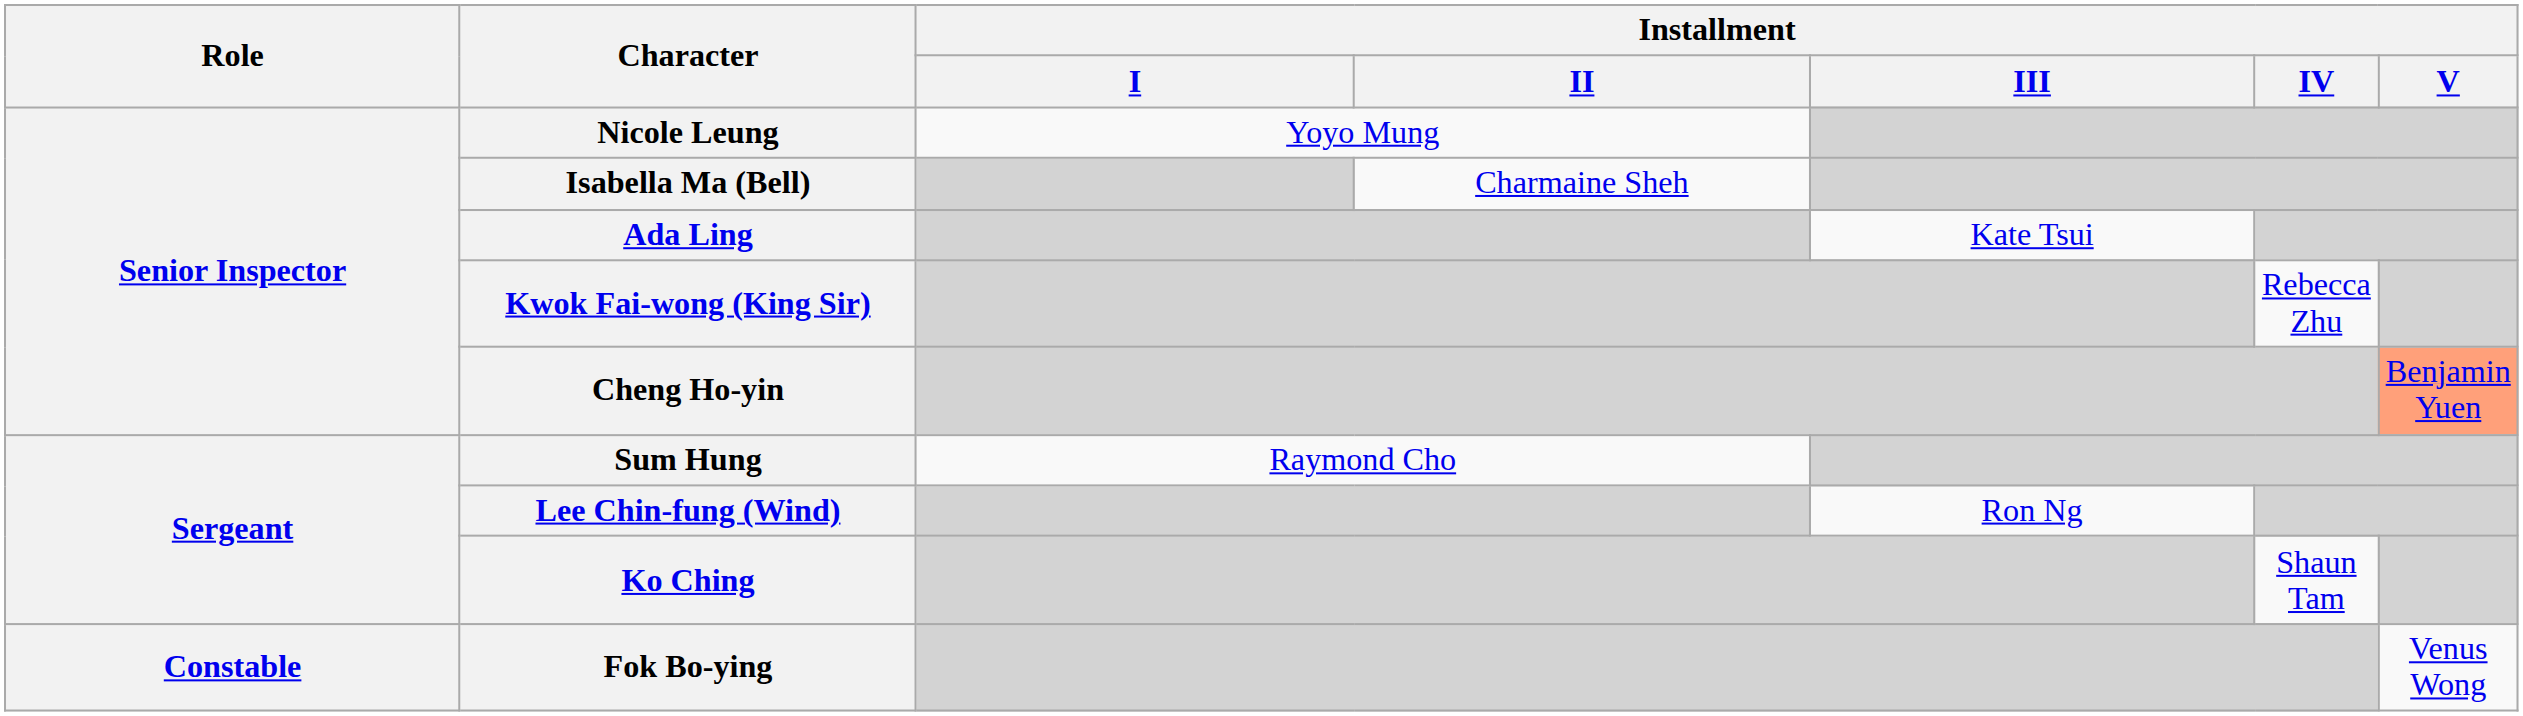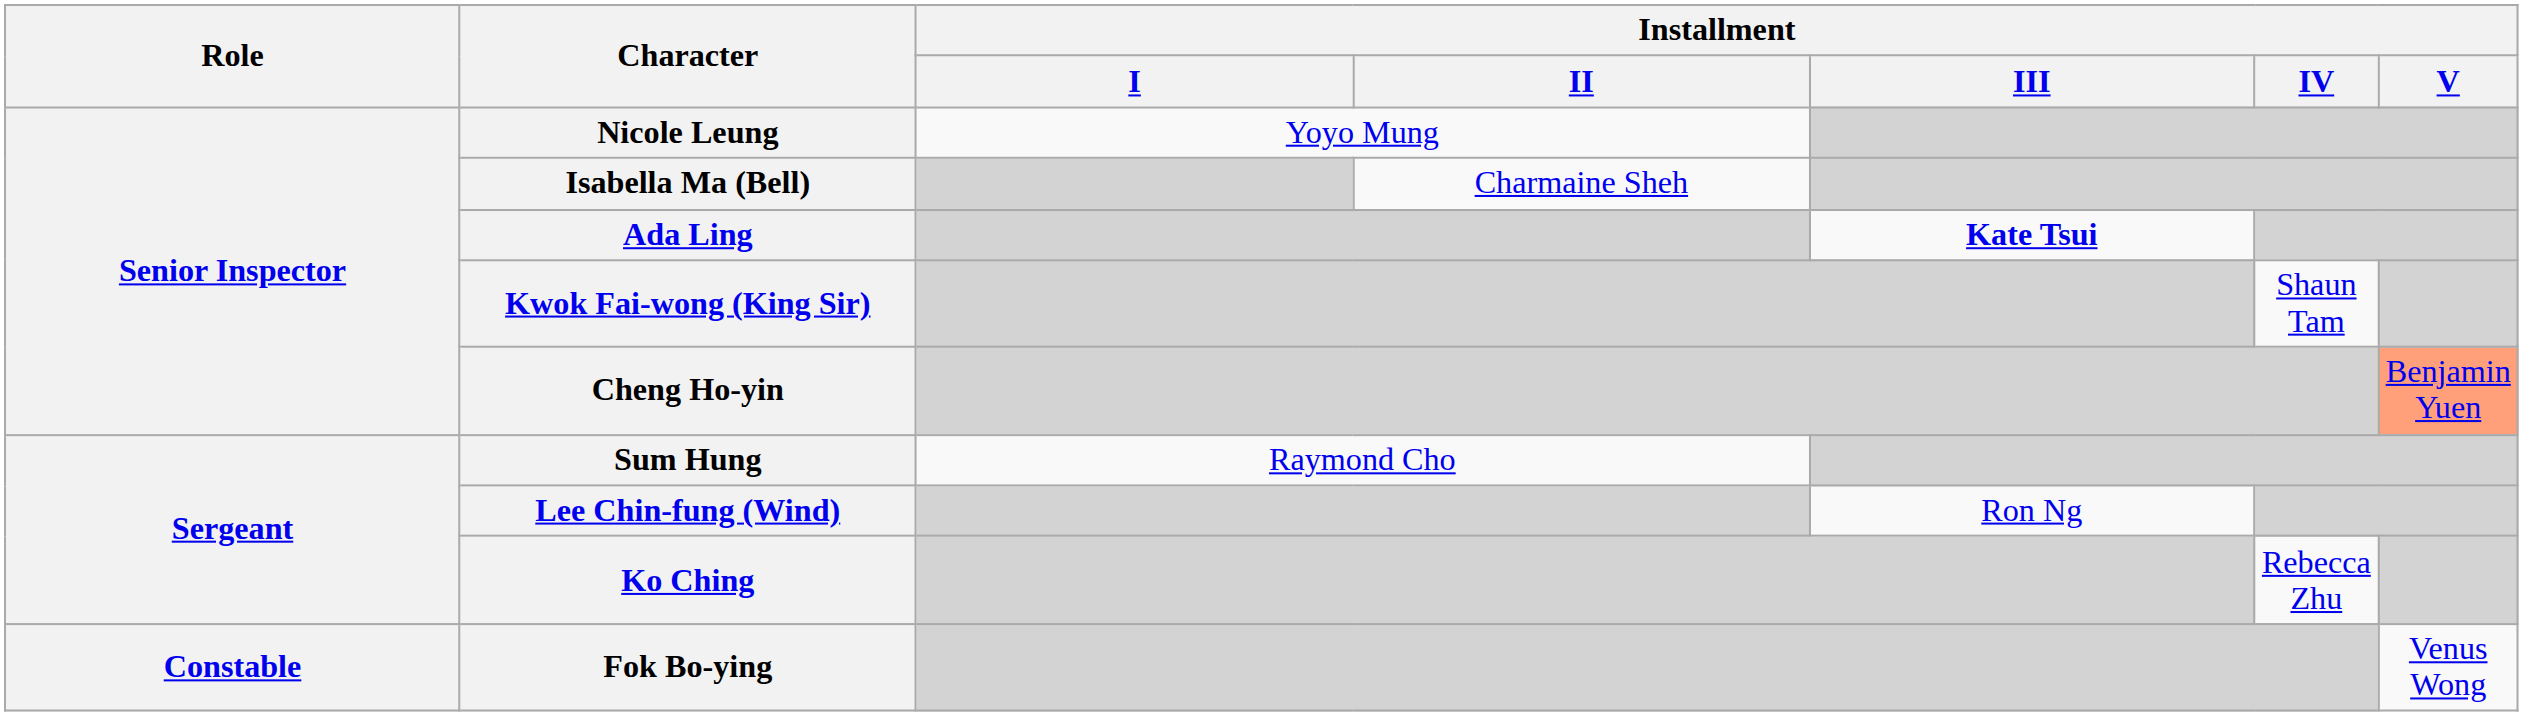(2032, 234) normal -> (2032, 234) bold
(2316, 303) Rebecca Zhu -> (2316, 303) Shaun Tam
(2316, 579) Shaun Tam -> (2316, 579) Rebecca Zhu
